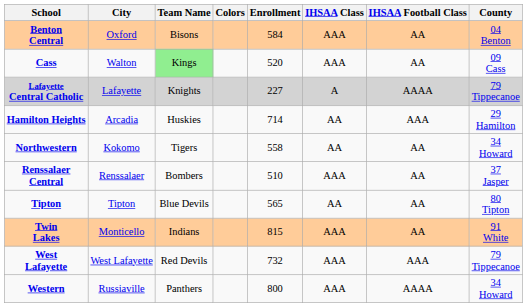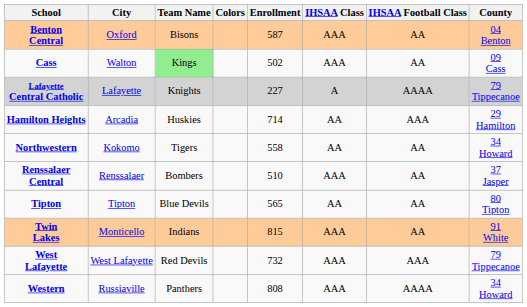(275, 35) 584 -> (275, 35) 587
(275, 63) 520 -> (275, 63) 502
(275, 288) 800 -> (275, 288) 808
